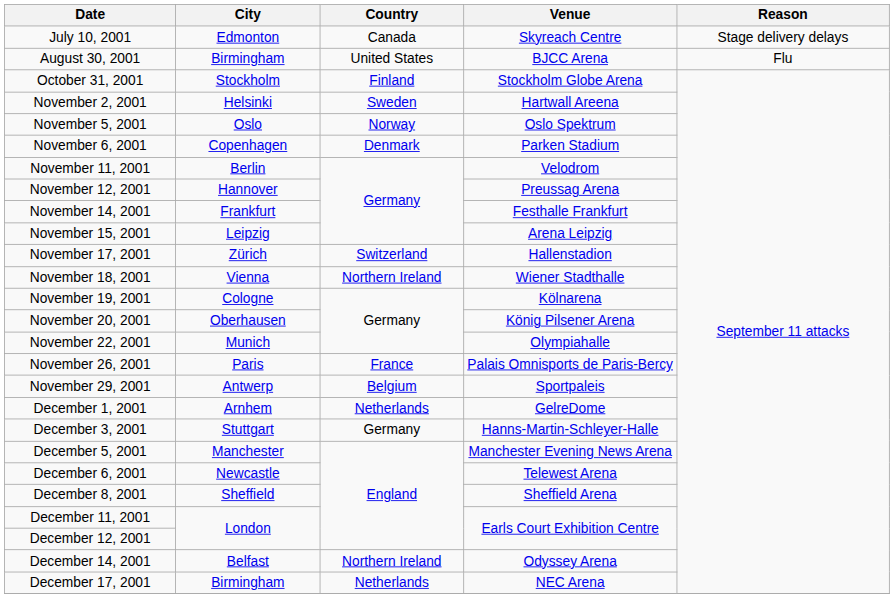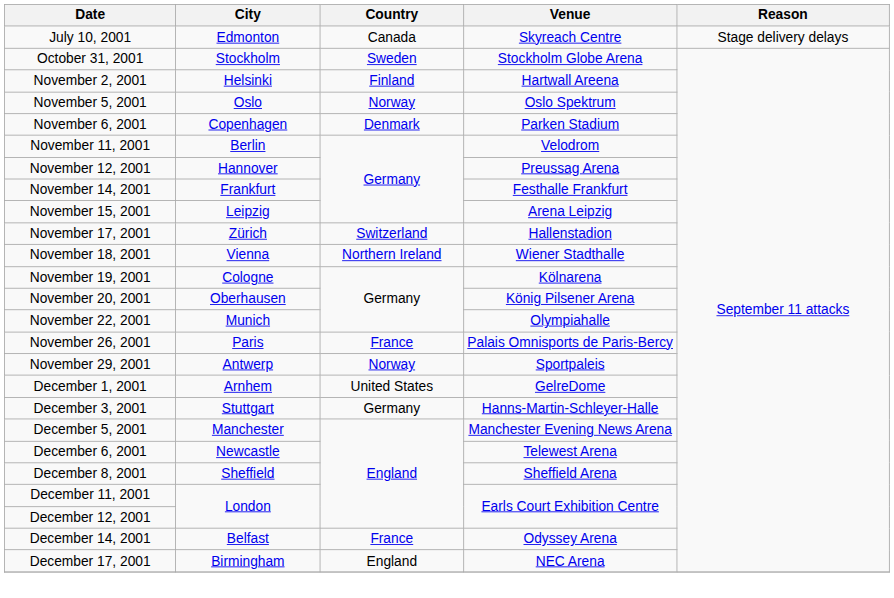- row: (90, 59)
(392, 80) Finland -> (392, 59) Sweden
(392, 102) Sweden -> (392, 80) Finland
(392, 386) Belgium -> (392, 364) Norway
(392, 408) Netherlands -> (392, 386) United States
(392, 560) Northern Ireland -> (392, 539) France
(392, 582) Netherlands -> (392, 560) England
